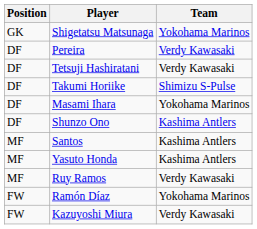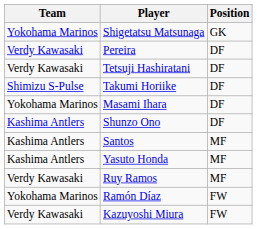columns swapped: (27, 13) <-> (204, 13)
